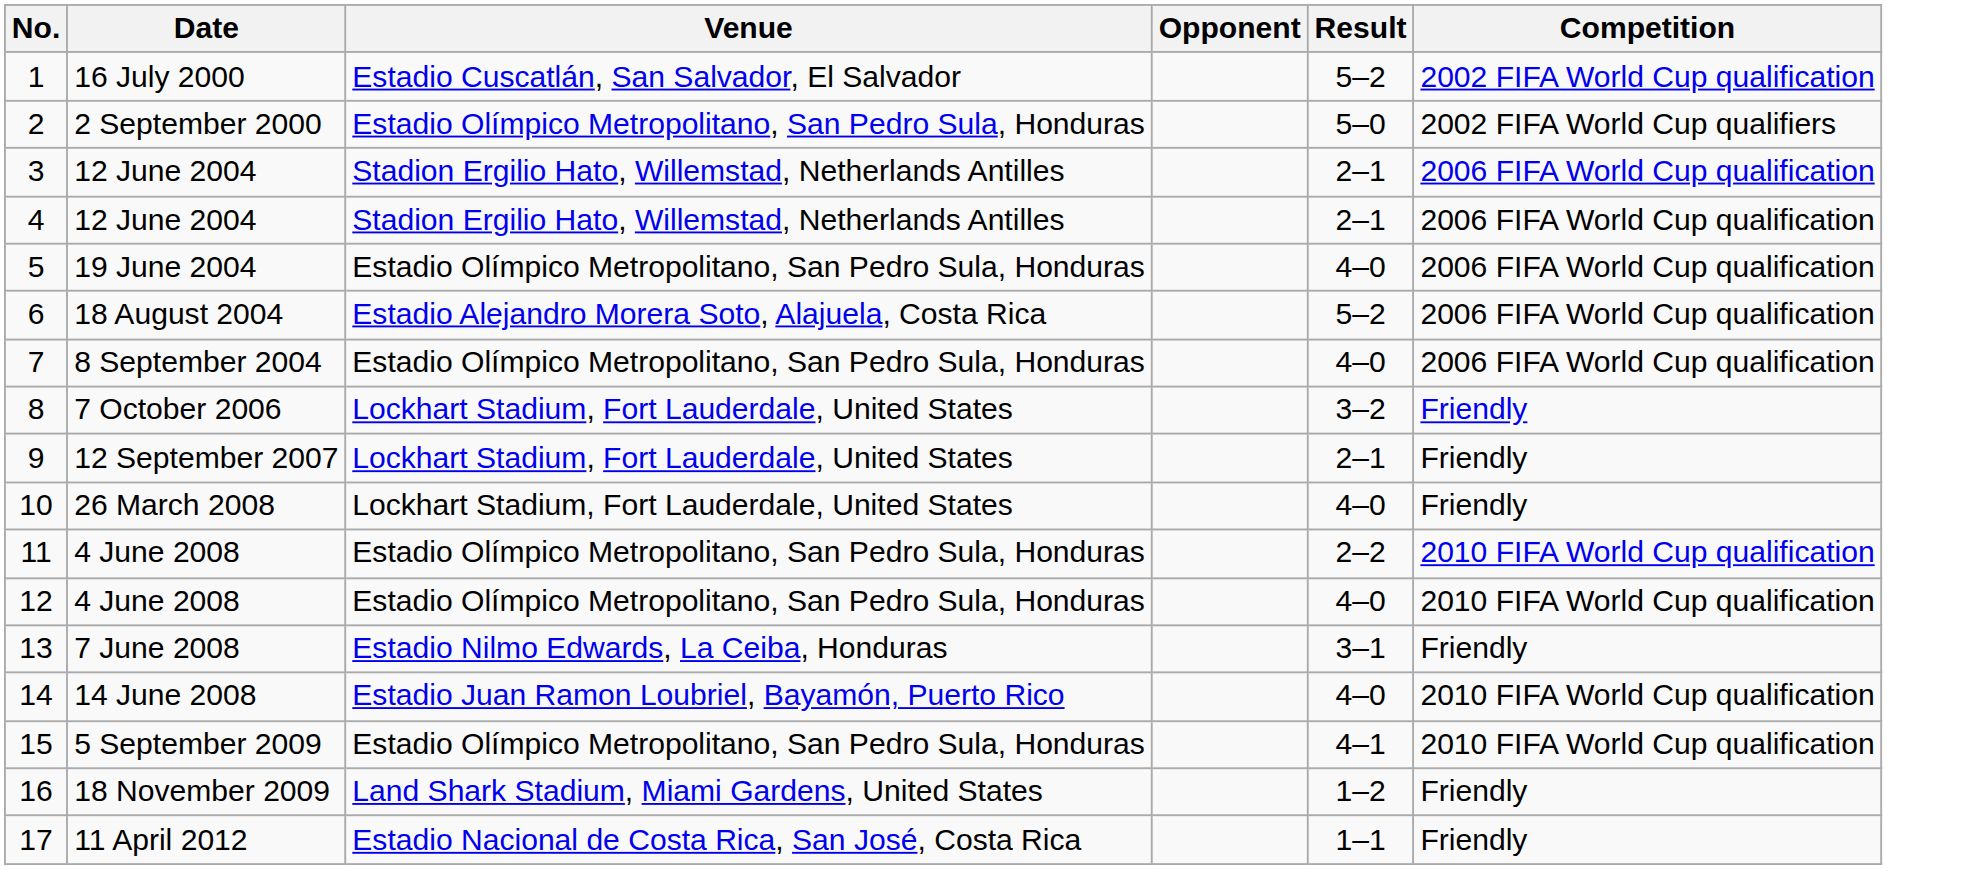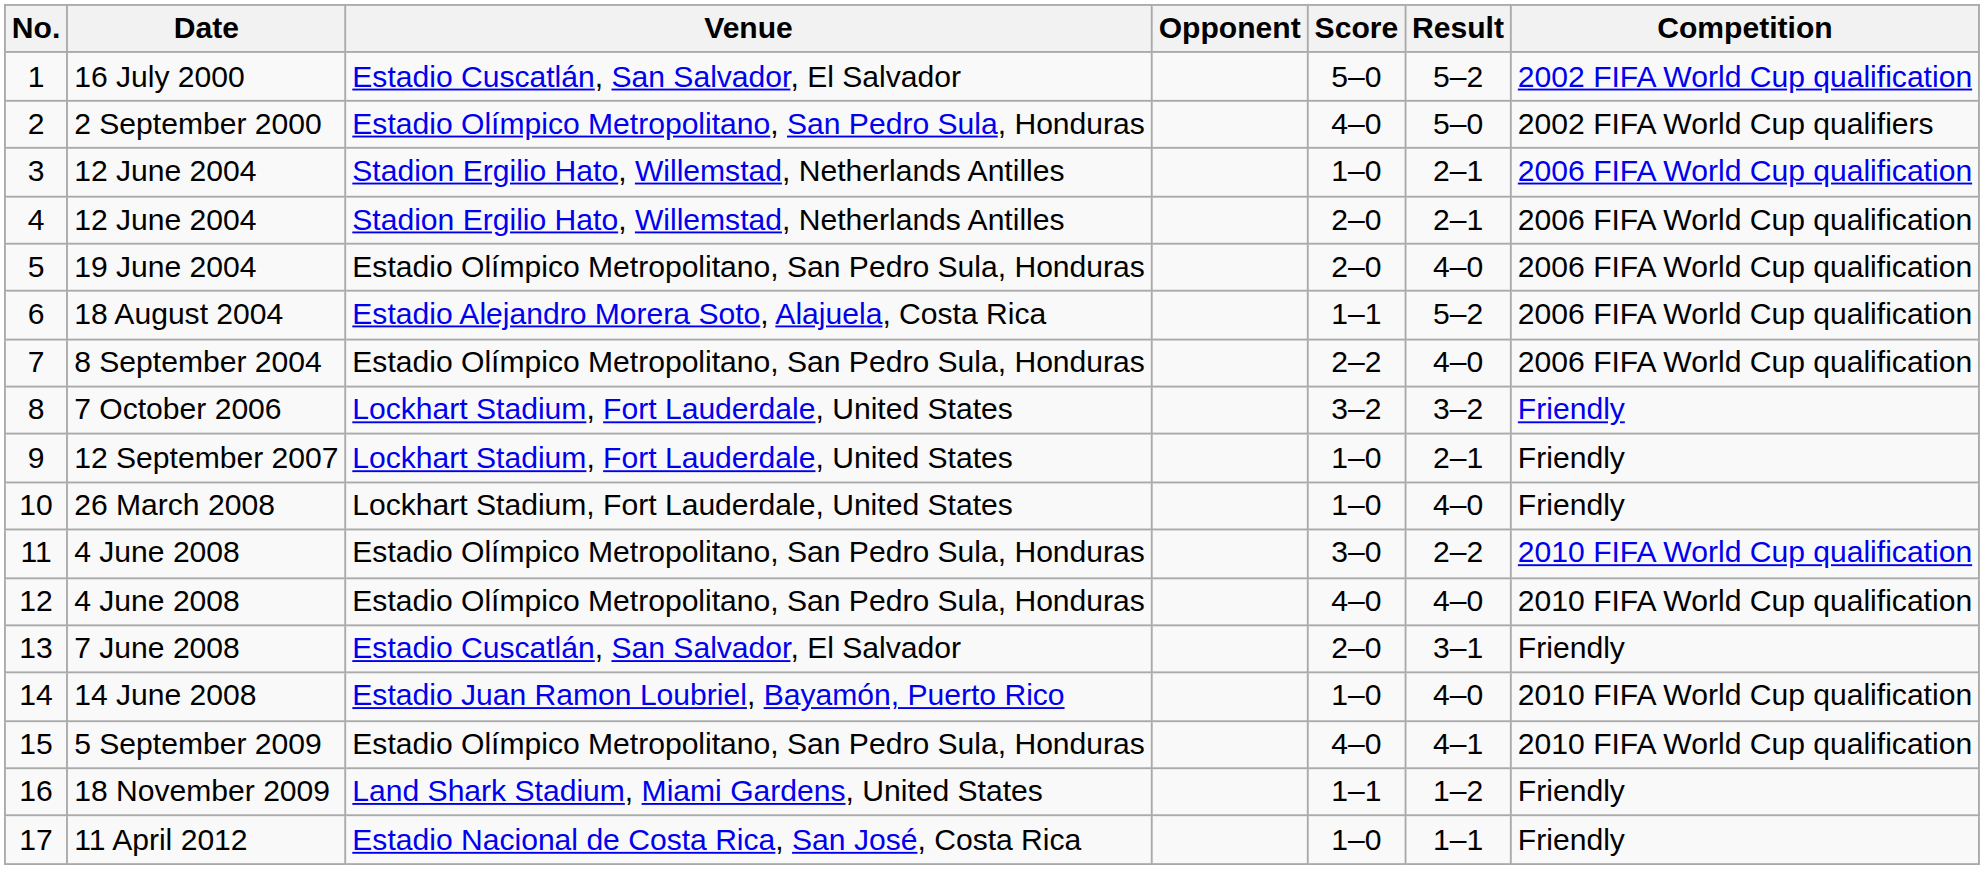+ column: (1356, 28)
(650, 648) Estadio Nilmo Edwards, La Ceiba, Honduras -> (657, 648) Estadio Cuscatlán, San Salvador, El Salvador
